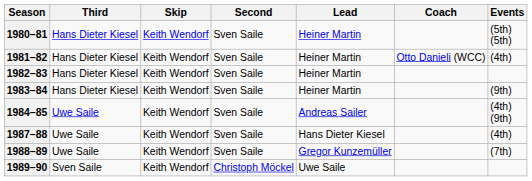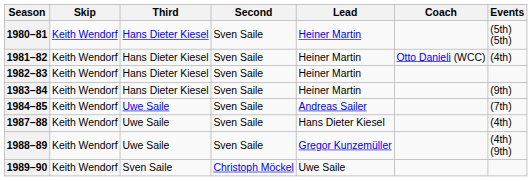columns swapped: (176, 12) <-> (95, 12)
(501, 112) (4th) (9th) -> (501, 106) (7th)
(501, 151) (7th) -> (501, 145) (4th) (9th)
